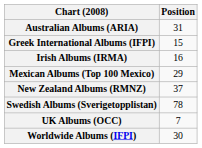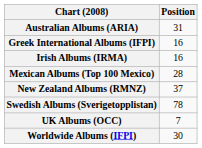(178, 43) 15 -> (178, 43) 16
(178, 74) 29 -> (178, 74) 28
